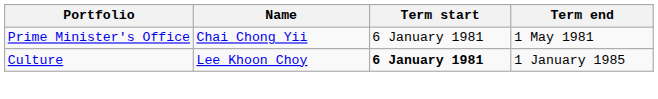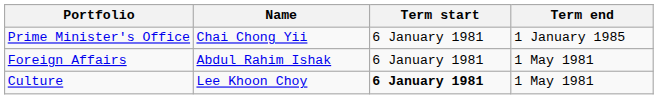(554, 38) 1 May 1981 -> (570, 38) 1 January 1985
+ row: (67, 60)
(570, 60) 1 January 1985 -> (554, 82) 1 May 1981
